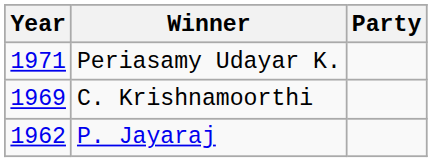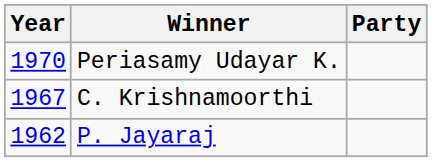(38, 61) 1971 -> (38, 61) 1970
(38, 99) 1969 -> (38, 99) 1967
